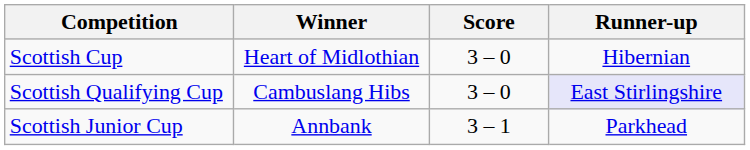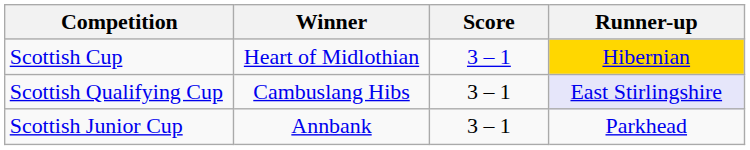(489, 56) 3 – 0 -> (489, 56) 3 – 1
(646, 56) no background -> (646, 56) gold background
(489, 91) 3 – 0 -> (489, 91) 3 – 1
